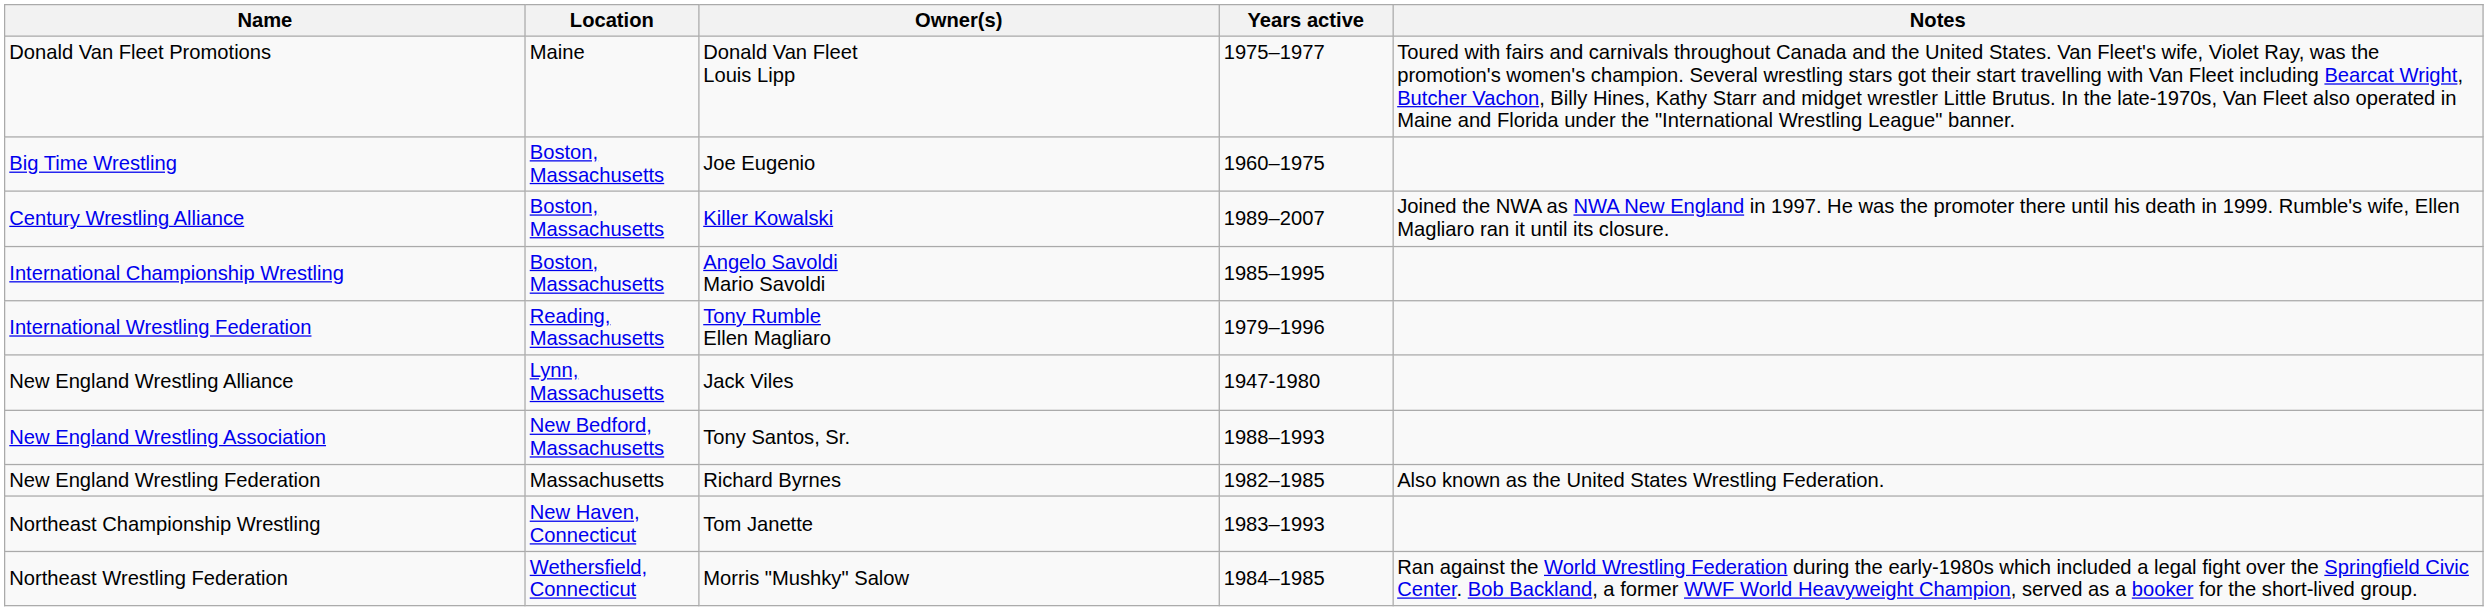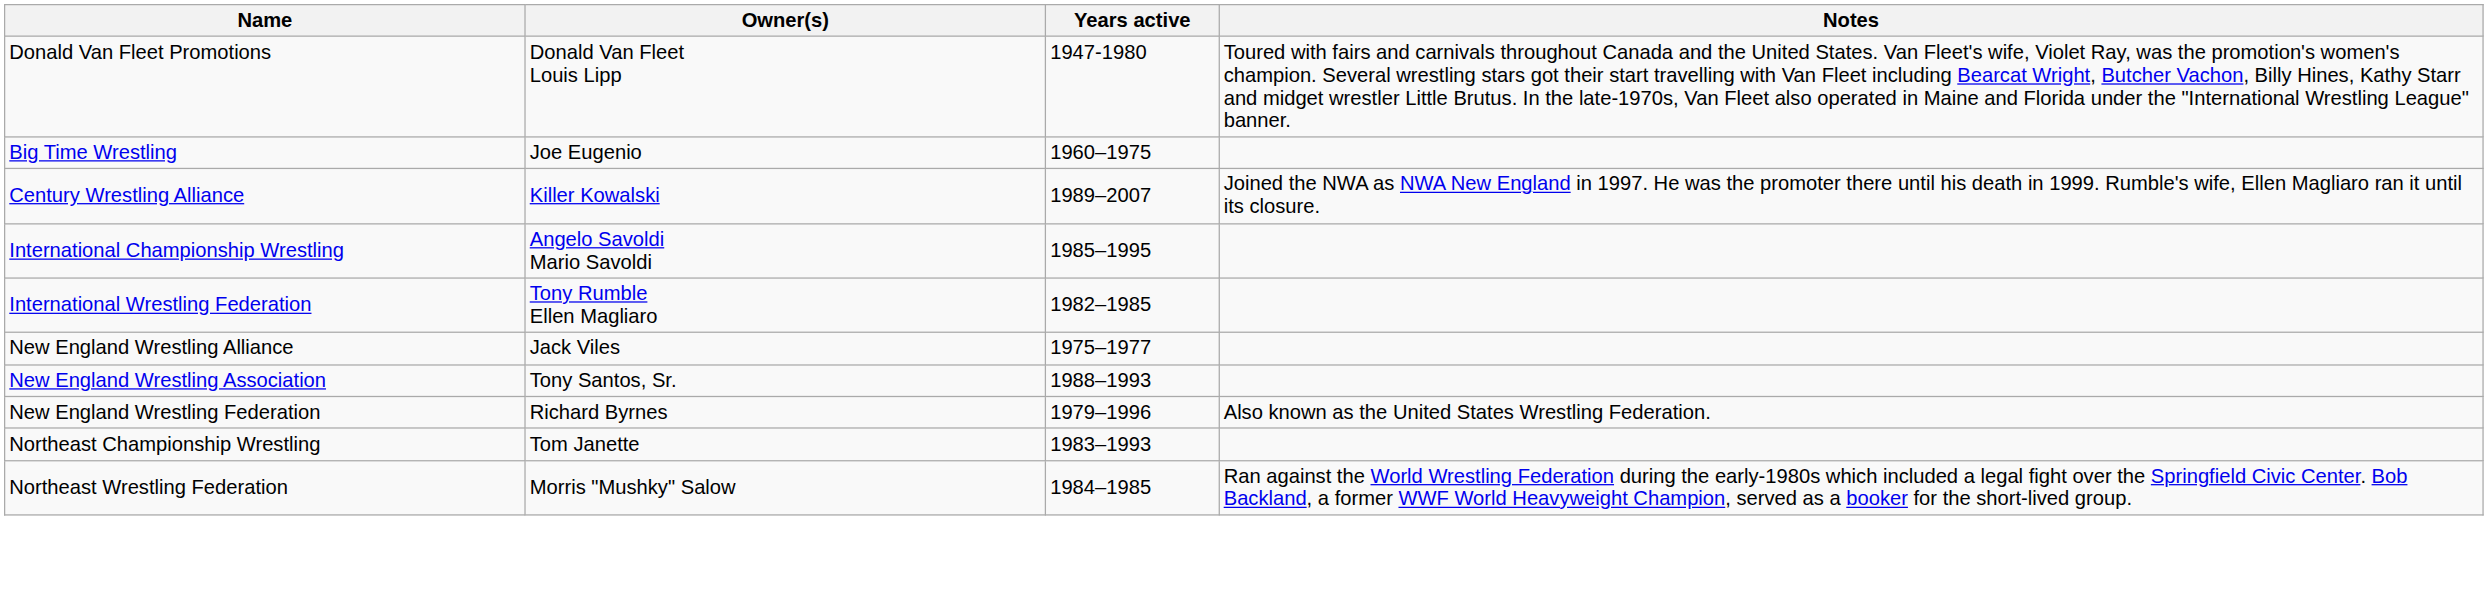- column: (612, 20)
(1274, 52) 1975–1977 -> (1098, 52) 1947-1980
(1274, 327) 1979–1996 -> (1101, 305) 1982–1985
(1272, 382) 1947-1980 -> (1101, 348) 1975–1977
(1274, 480) 1982–1985 -> (1101, 412) 1979–1996
